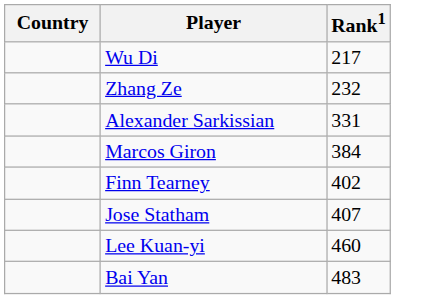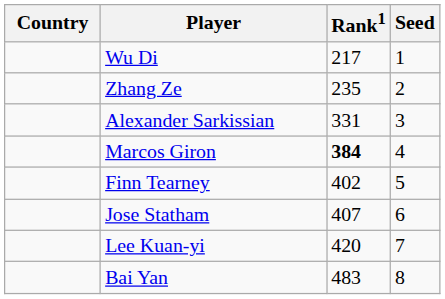+ column: (415, 22)
(346, 88) 232 -> (346, 88) 235
(346, 151) normal -> (346, 151) bold
(346, 245) 460 -> (346, 245) 420
